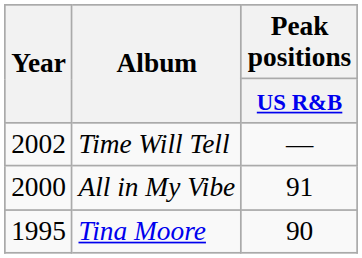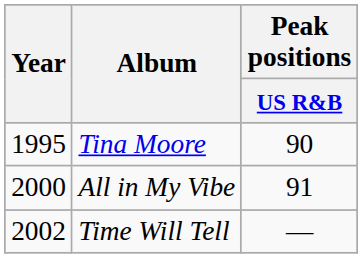rows swapped: (142, 230) <-> (154, 143)
